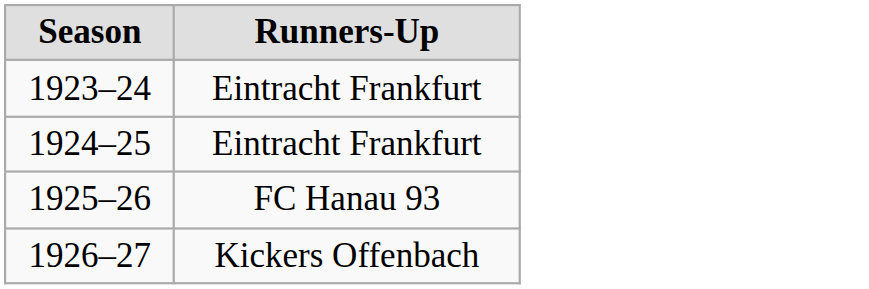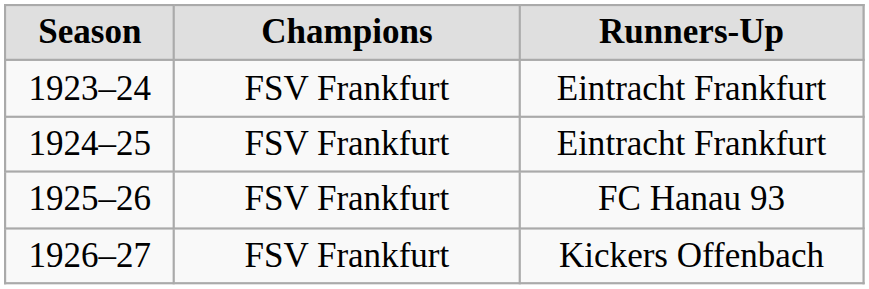+ column: (347, 32)
